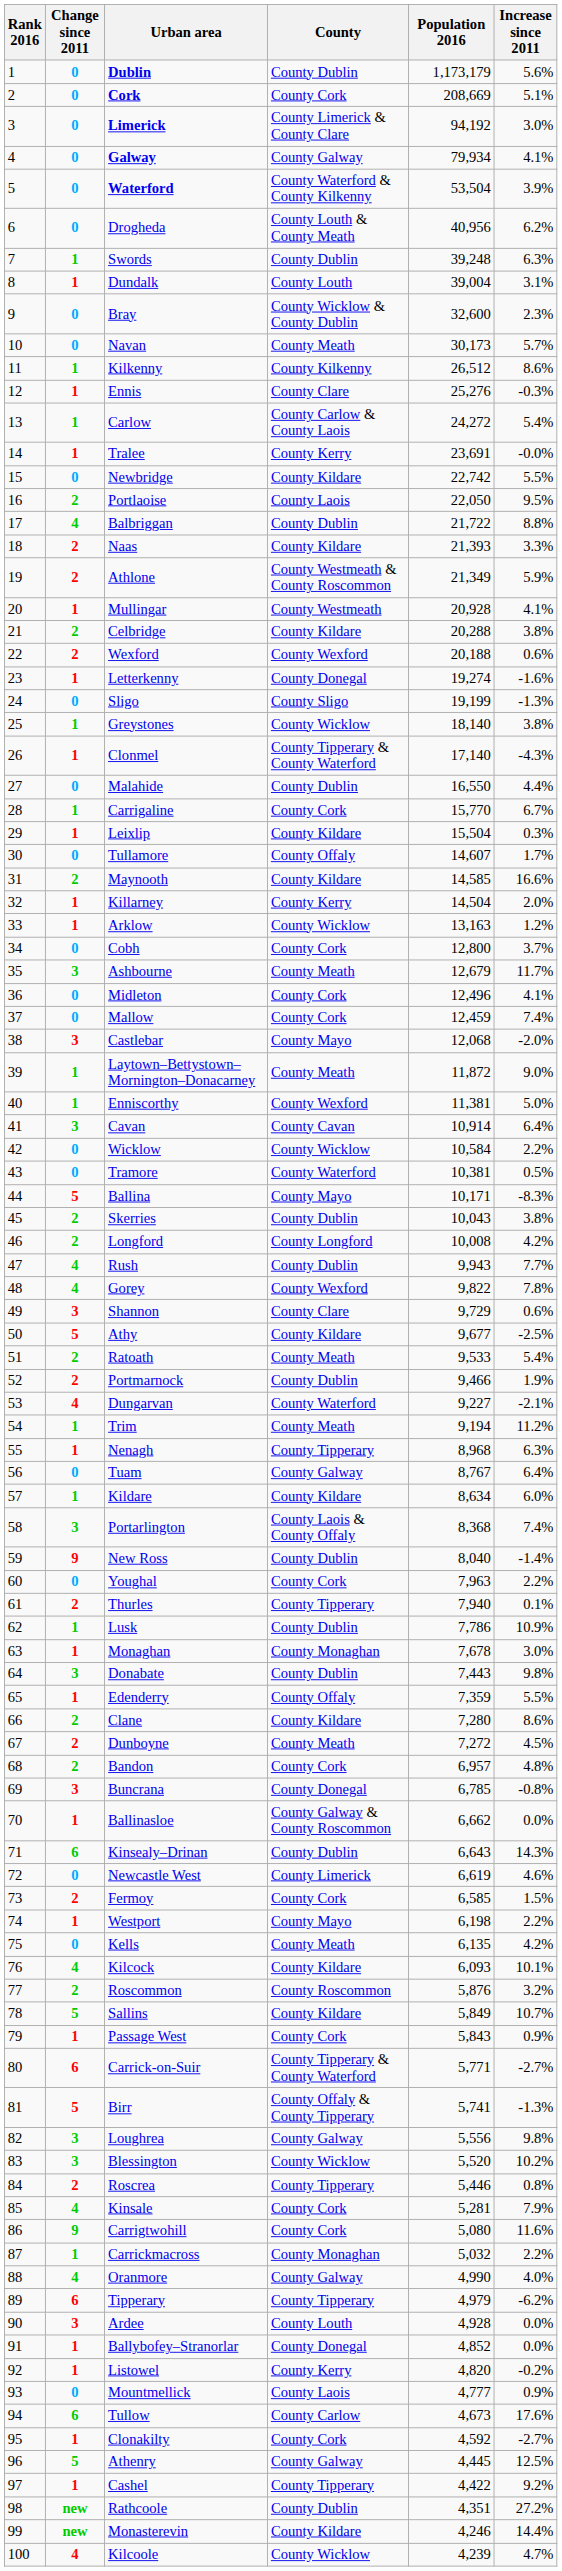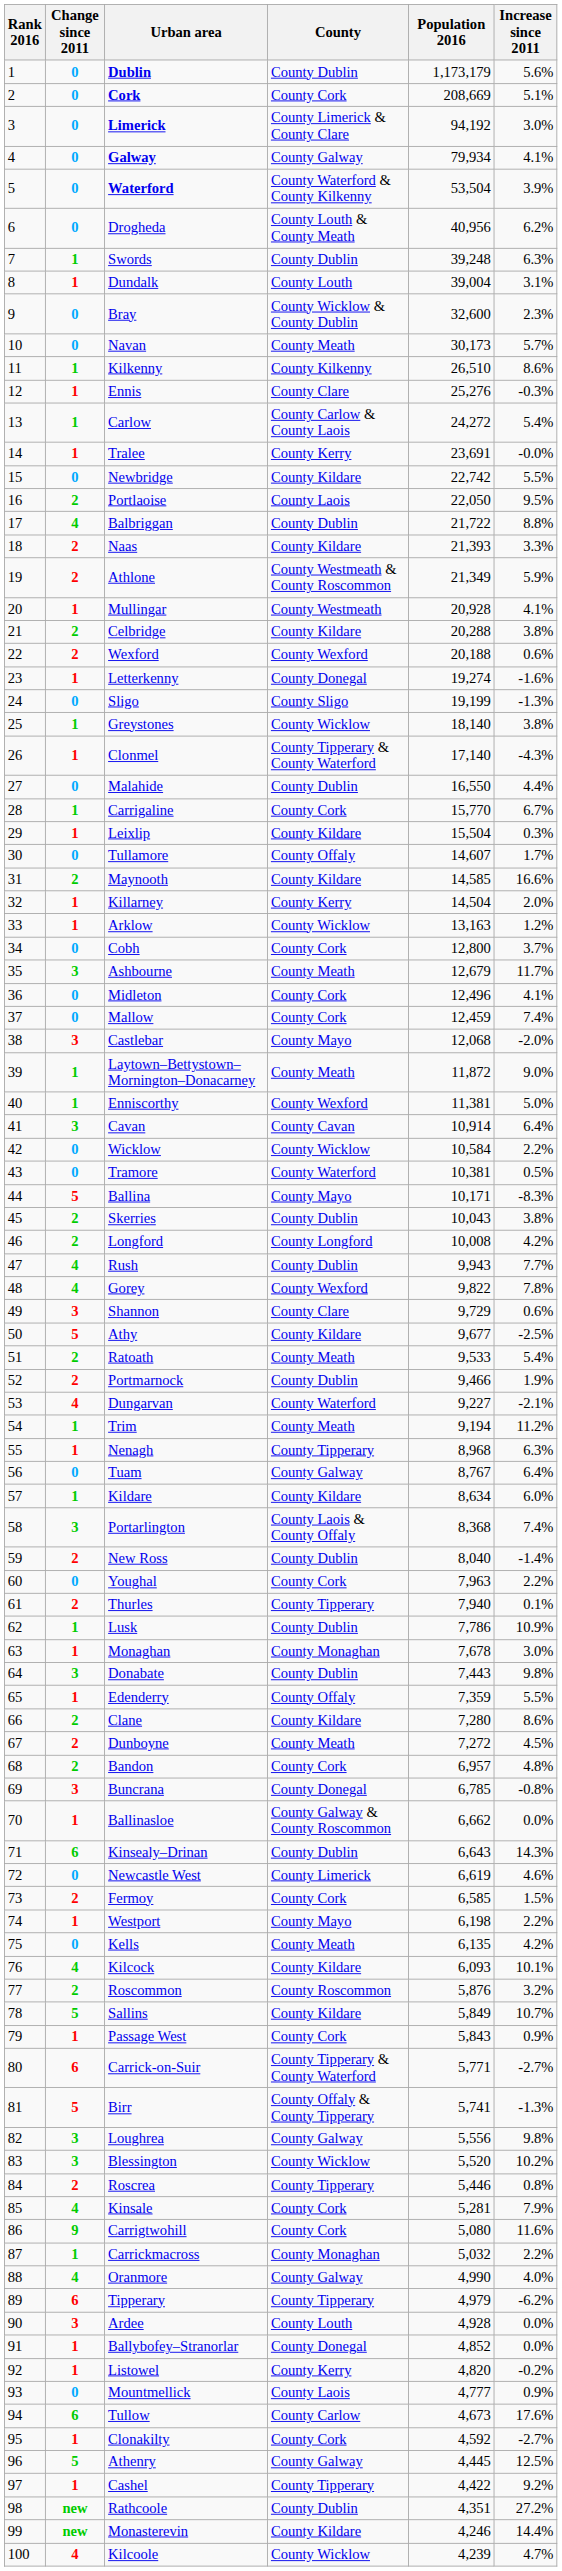(471, 368) 26,512 -> (471, 368) 26,510
(75, 1558) 9 -> (75, 1558) 2
